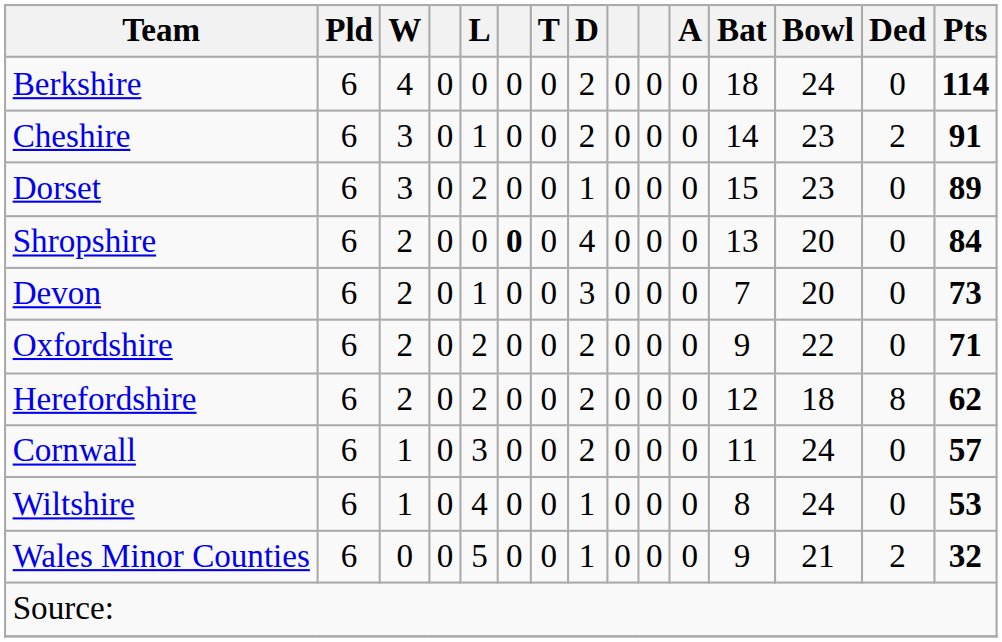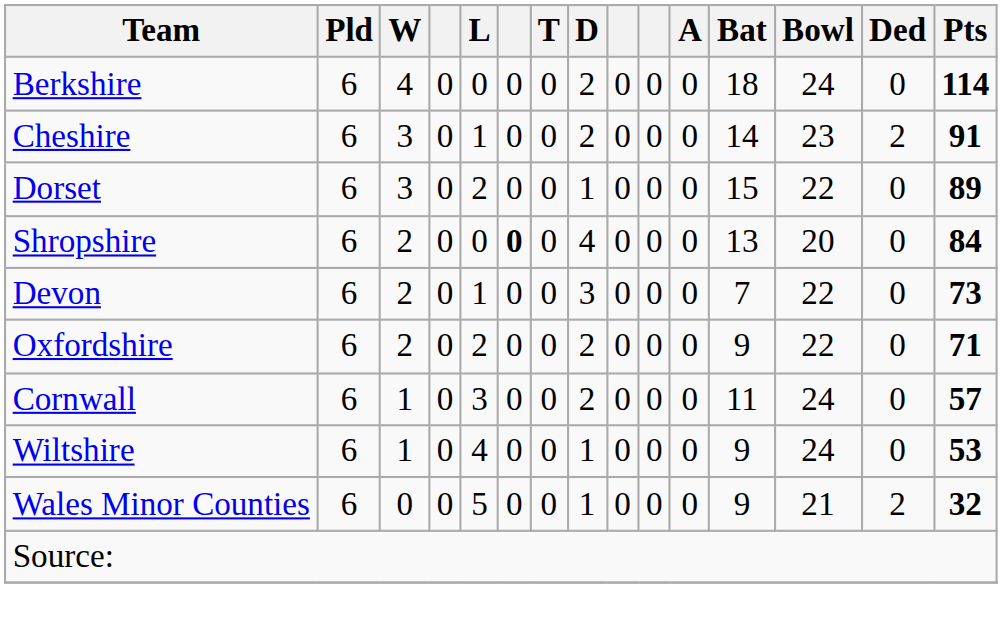(818, 188) 23 -> (818, 188) 22
(818, 293) 20 -> (818, 293) 22
- row: (105, 398)
(742, 503) 8 -> (742, 450) 9
